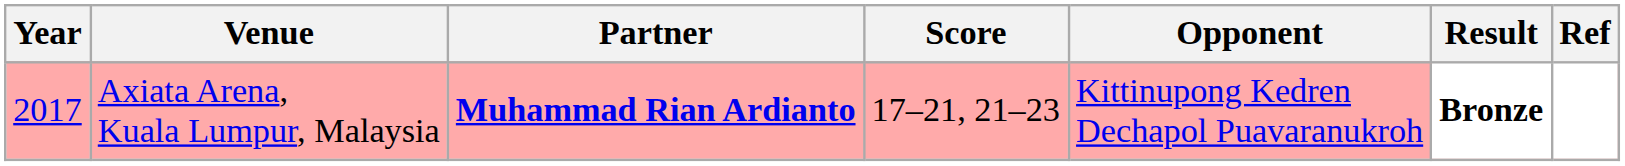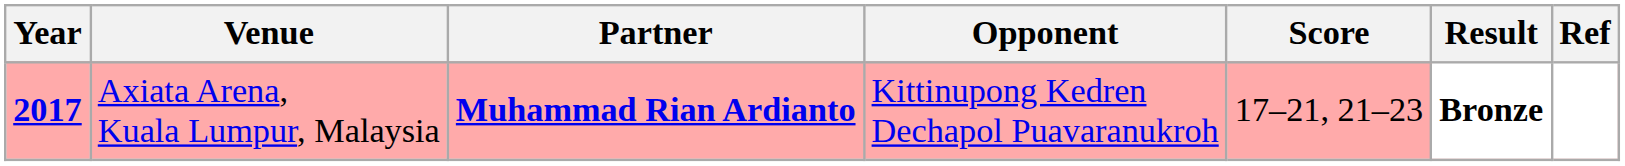columns swapped: (1250, 33) <-> (966, 33)
(47, 109) normal -> (47, 109) bold
